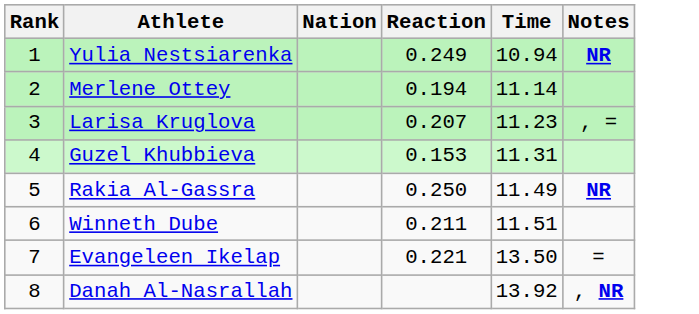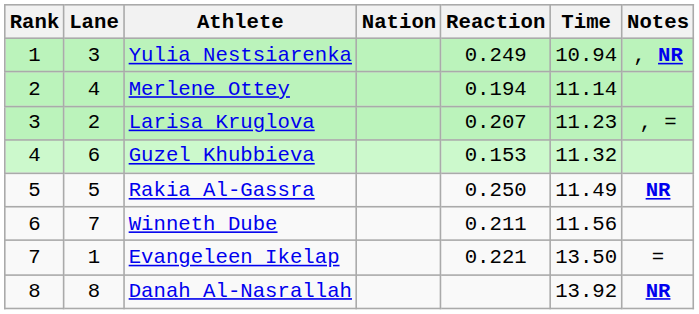+ column: (94, 22)
(599, 55) NR -> (658, 55) , NR
(527, 156) 11.31 -> (586, 156) 11.32
(527, 224) 11.51 -> (586, 224) 11.56
(599, 291) , NR -> (658, 291) NR
